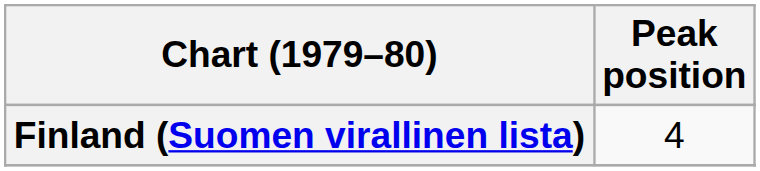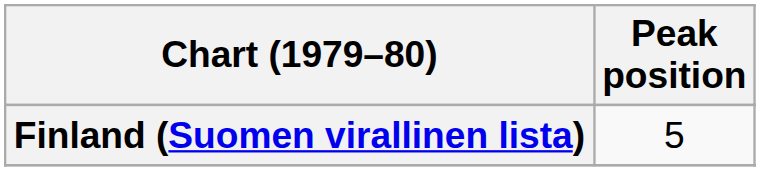(674, 134) 4 -> (674, 134) 5
